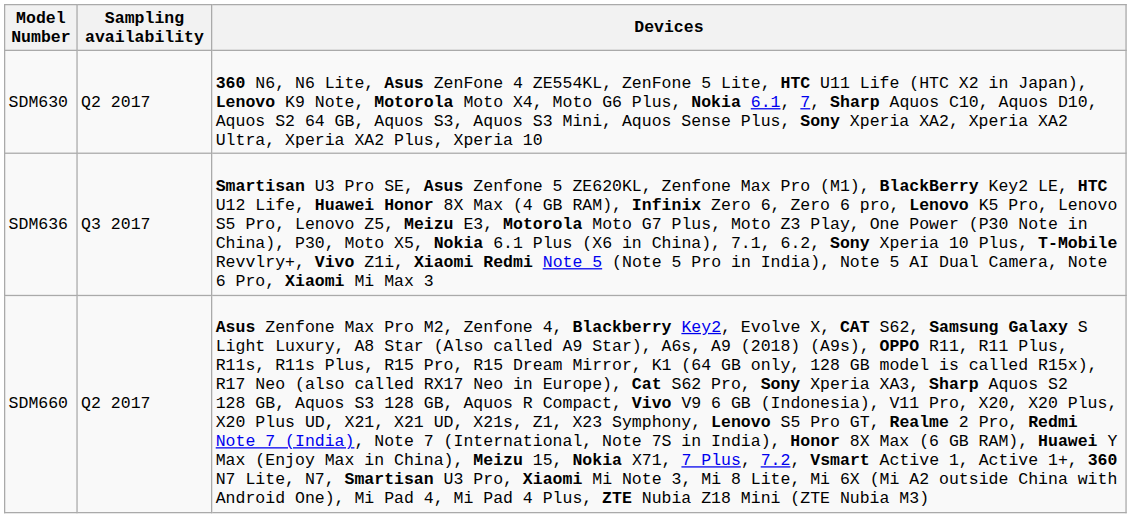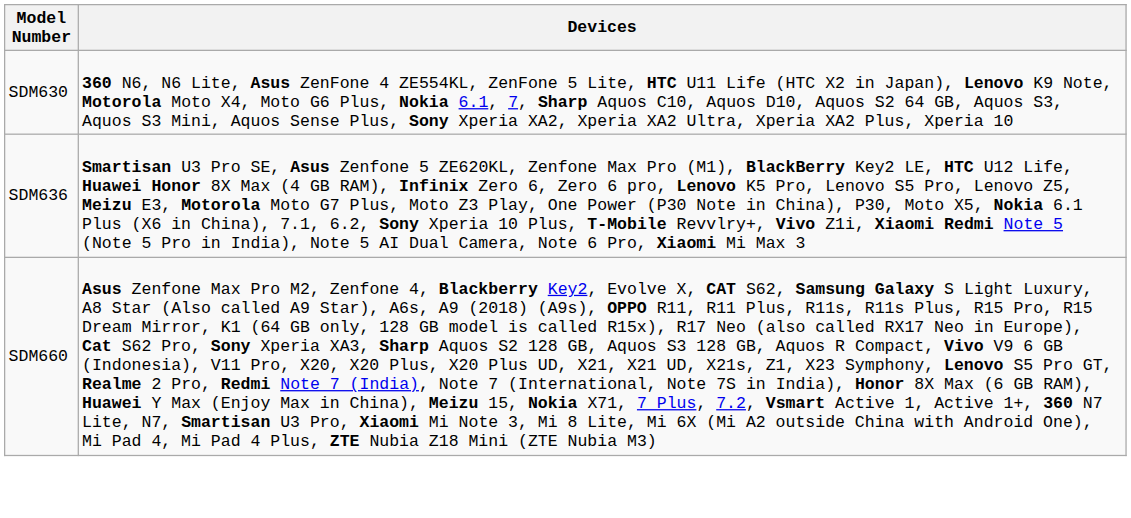- column: (144, 28)
